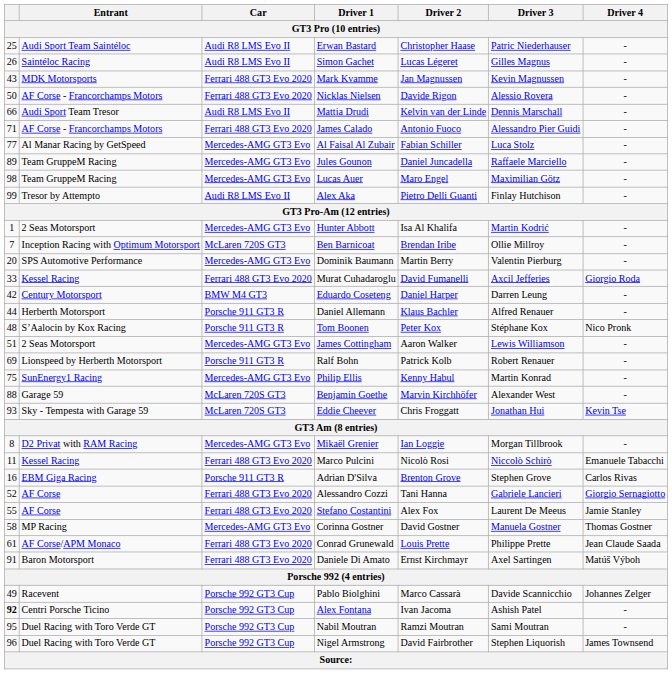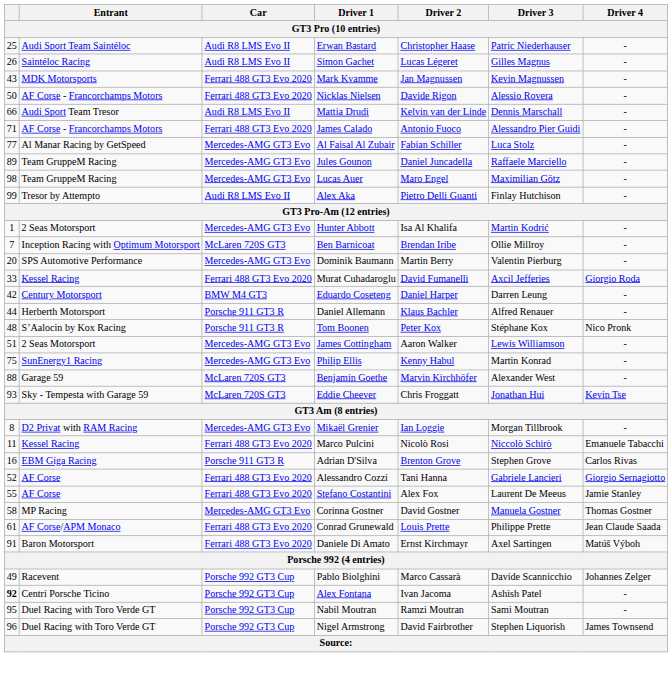- row: (337, 361)
